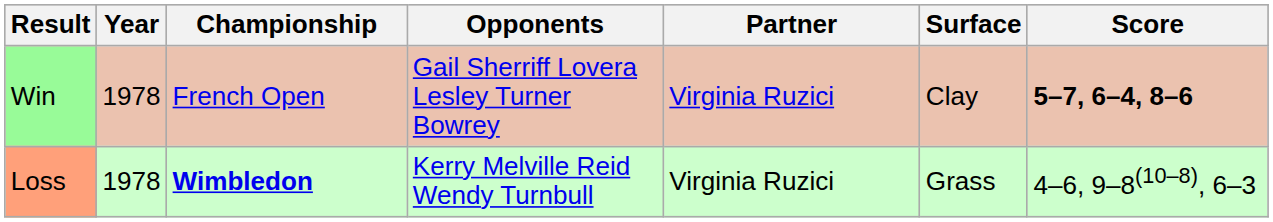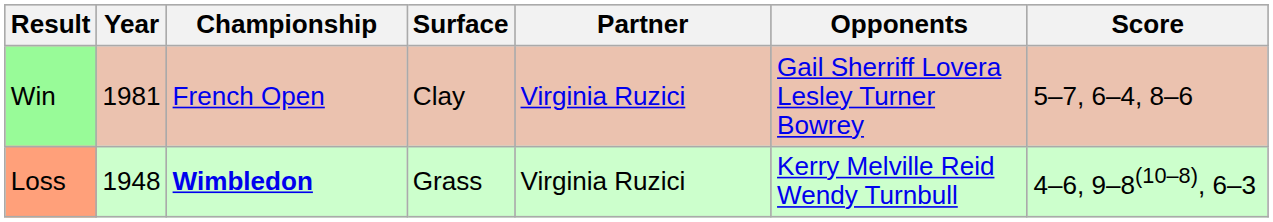columns swapped: (974, 25) <-> (535, 25)
(132, 95) 1978 -> (132, 95) 1981
(1113, 95) bold -> (1113, 95) normal
(132, 181) 1978 -> (132, 181) 1948
